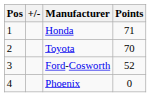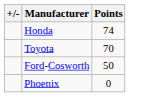- column: (15, 13)
(129, 31) 71 -> (108, 31) 74
(129, 66) 52 -> (108, 66) 50
